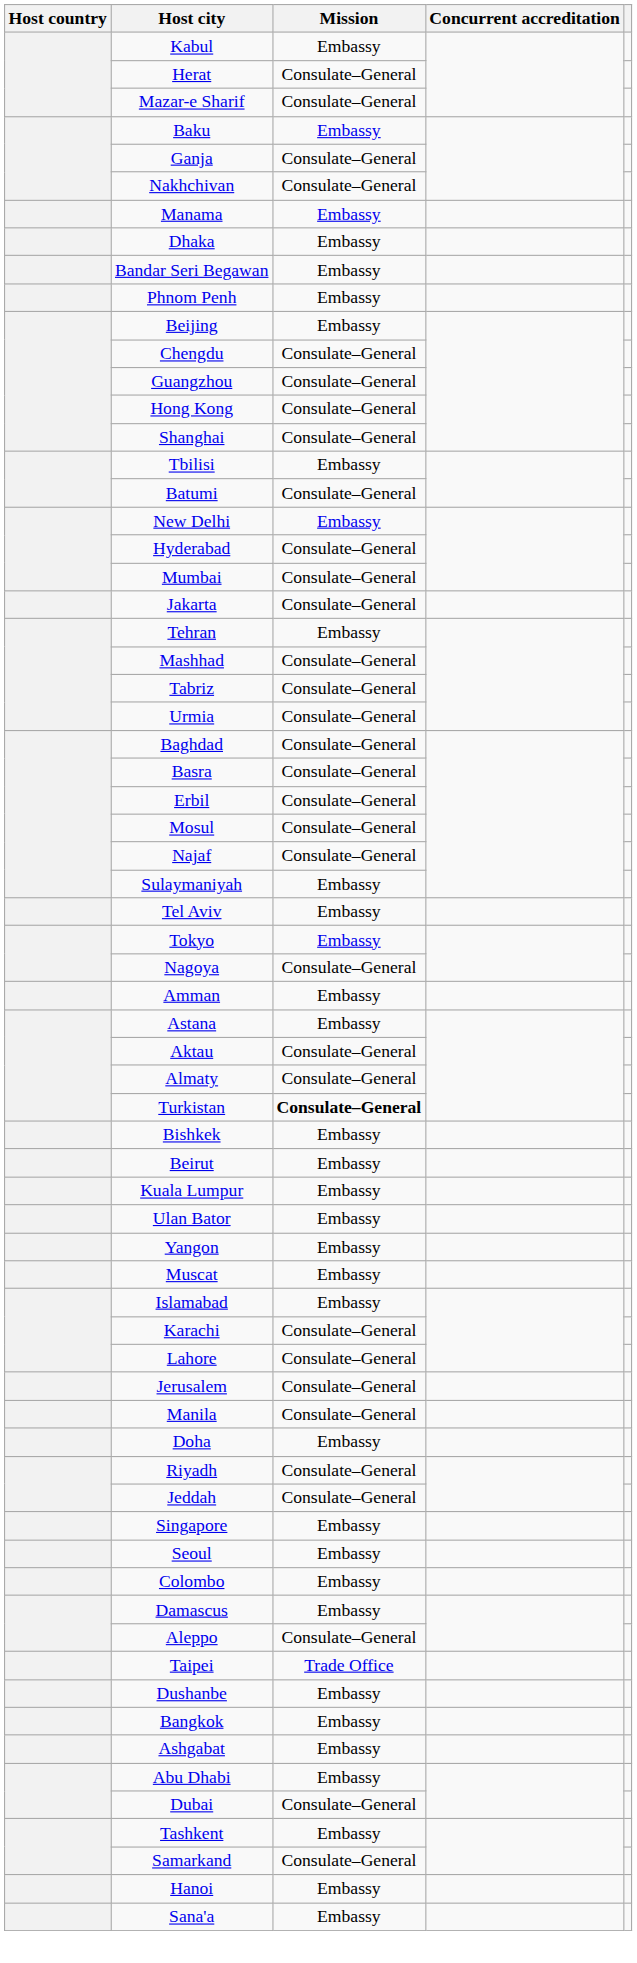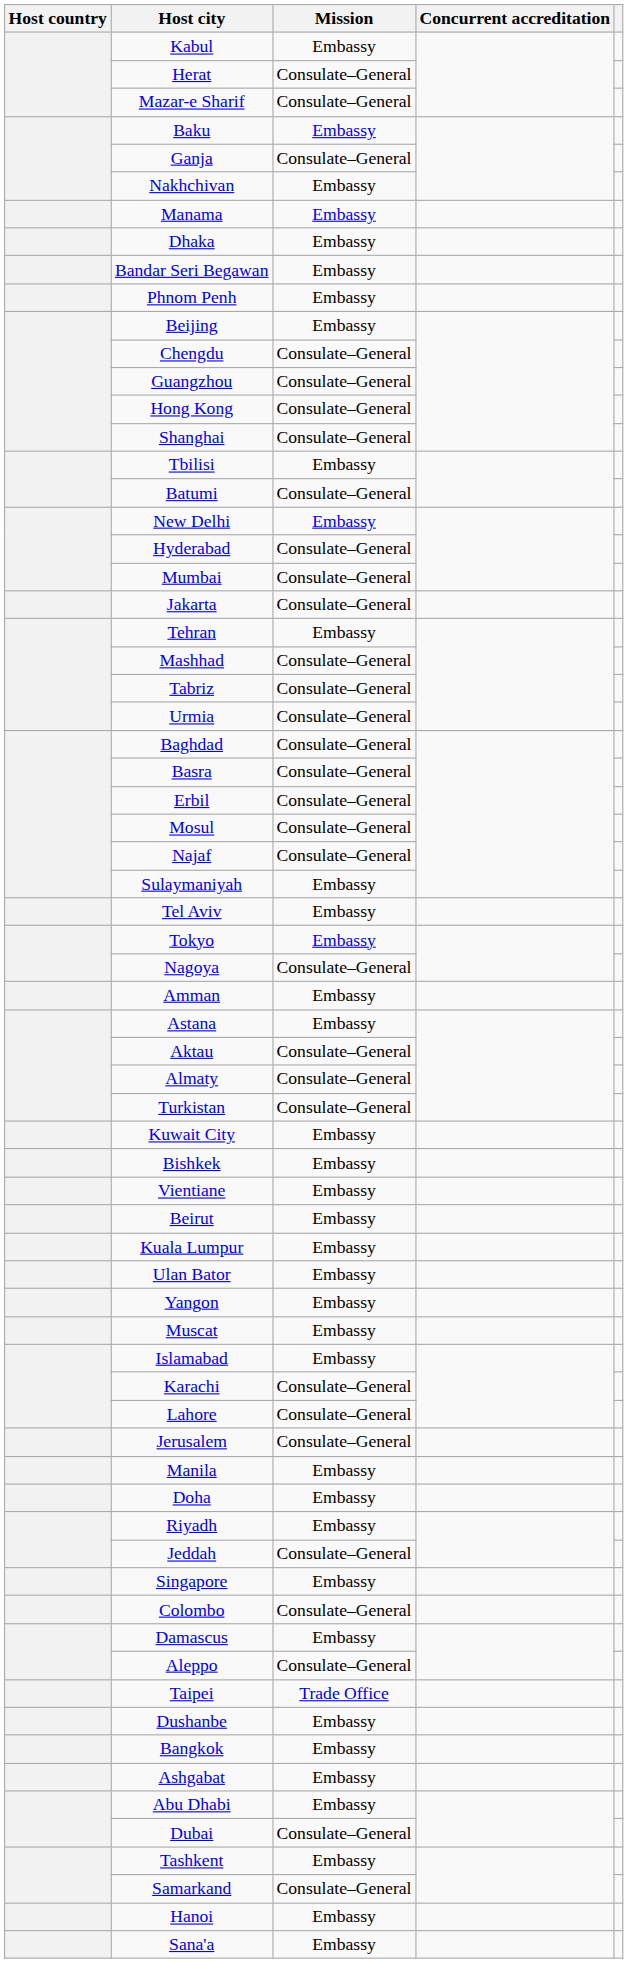(349, 185) Consulate–General -> (344, 185) Embassy
(349, 1107) bold -> (344, 1107) normal
+ row: (192, 1134)
+ row: (192, 1190)
(349, 1414) Consulate–General -> (344, 1469) Embassy
(349, 1469) Consulate–General -> (344, 1525) Embassy
- row: (192, 1553)
(349, 1581) Embassy -> (344, 1609) Consulate–General
